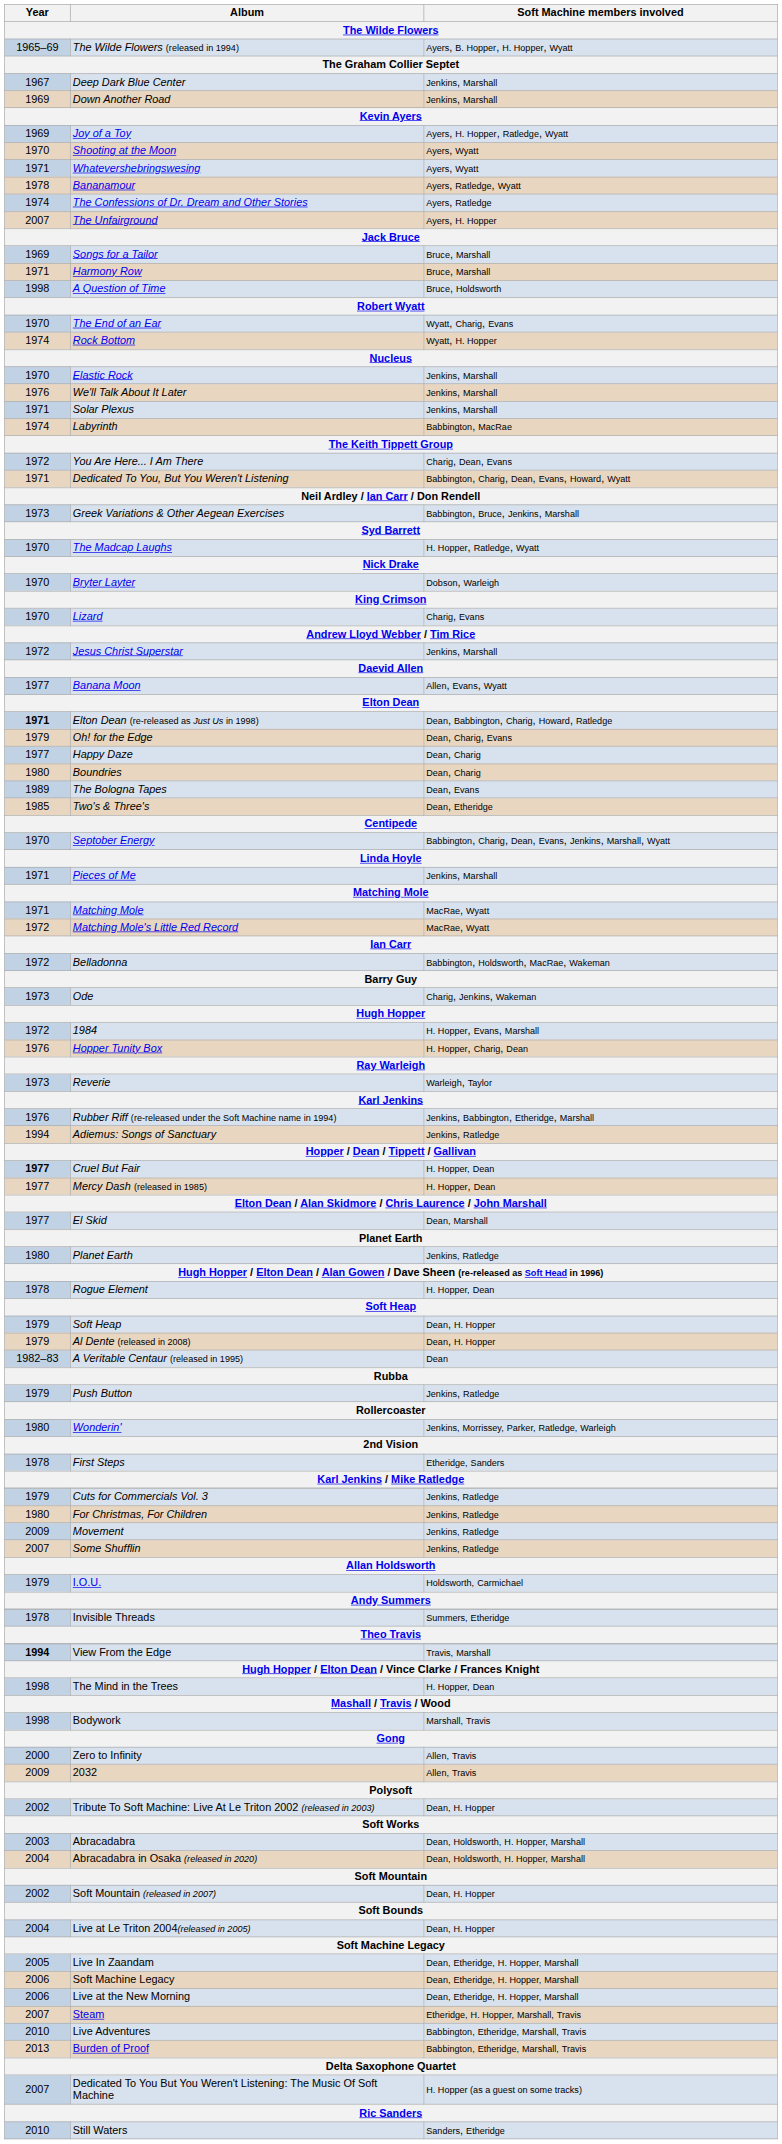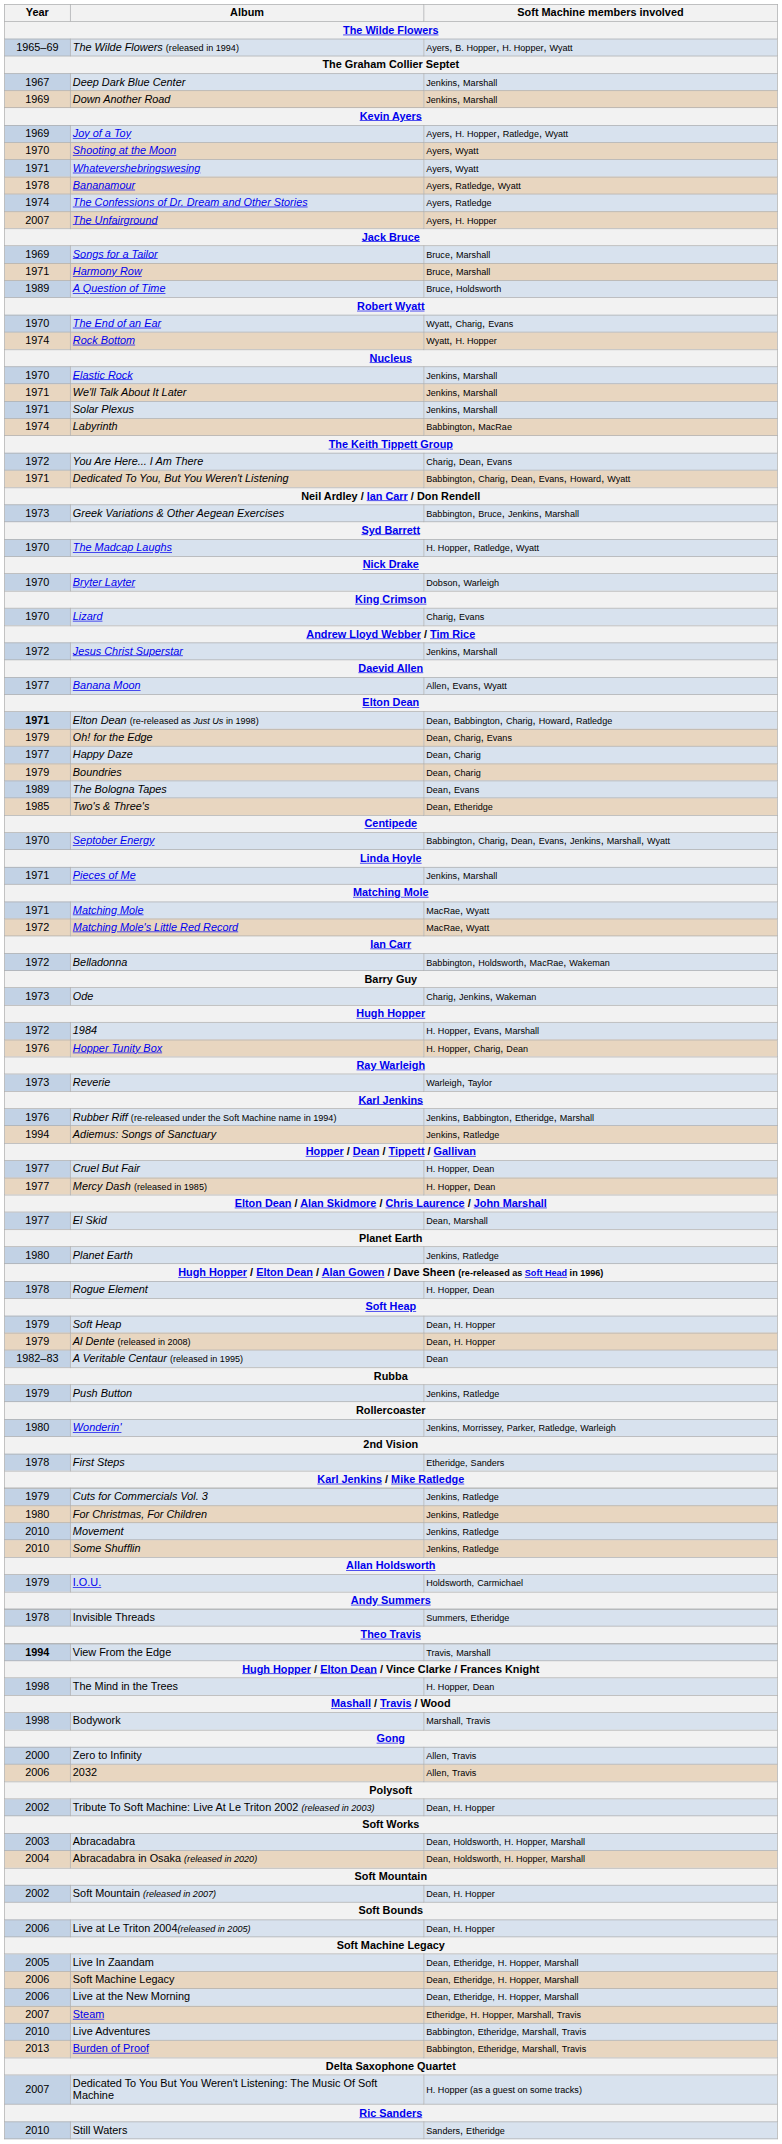(37, 289) 1998 -> (37, 289) 1989
(37, 392) 1976 -> (37, 392) 1971
(37, 772) 1980 -> (37, 772) 1979
(37, 1169) bold -> (37, 1169) normal
(37, 1531) 2009 -> (37, 1531) 2010
(37, 1548) 2007 -> (37, 1548) 2010
(37, 1773) 2009 -> (37, 1773) 2006
(37, 1928) 2004 -> (37, 1928) 2006
